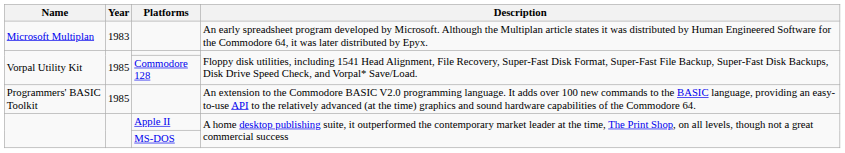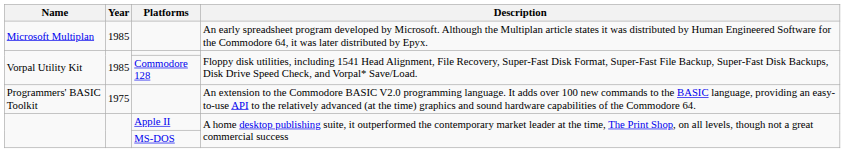(119, 36) 1983 -> (119, 36) 1985
(119, 99) 1985 -> (119, 99) 1975
